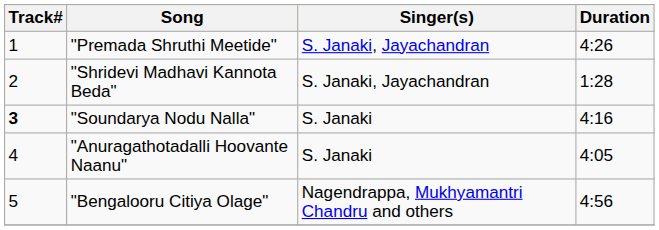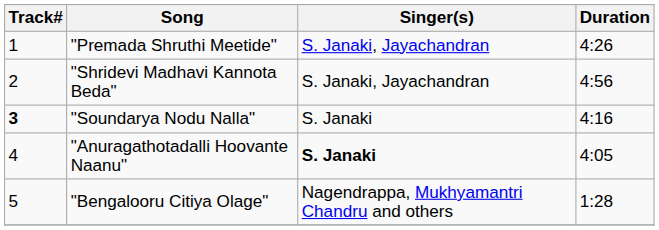(596, 82) 1:28 -> (596, 82) 4:56
(337, 155) normal -> (339, 155) bold
(596, 201) 4:56 -> (596, 201) 1:28
